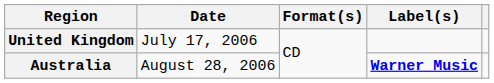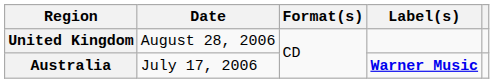(199, 41) July 17, 2006 -> (208, 41) August 28, 2006
(208, 65) August 28, 2006 -> (199, 65) July 17, 2006
